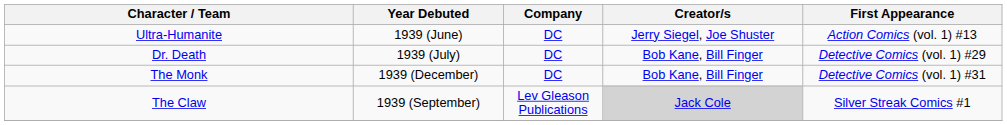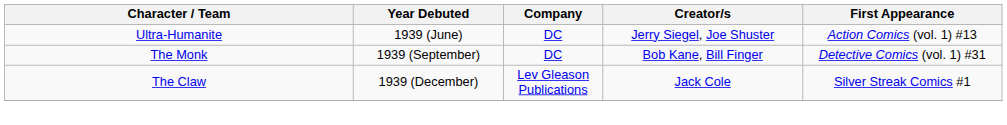- row: (179, 55)
(428, 75) 1939 (December) -> (428, 55) 1939 (September)
(428, 103) 1939 (September) -> (428, 82) 1939 (December)
(703, 103) lightgrey background -> (703, 82) no background
